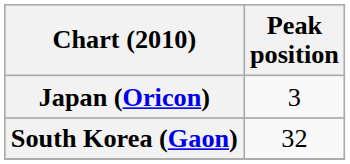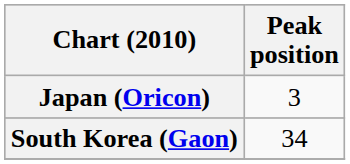(294, 138) 32 -> (294, 138) 34
